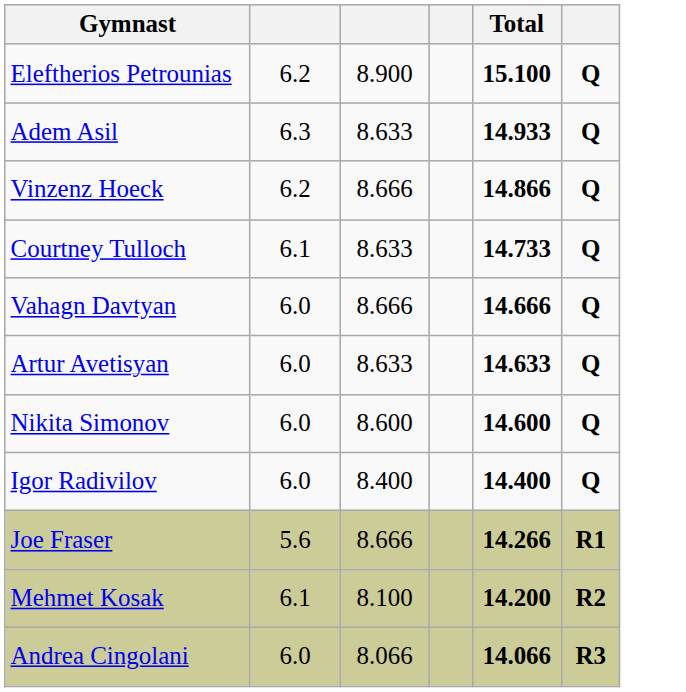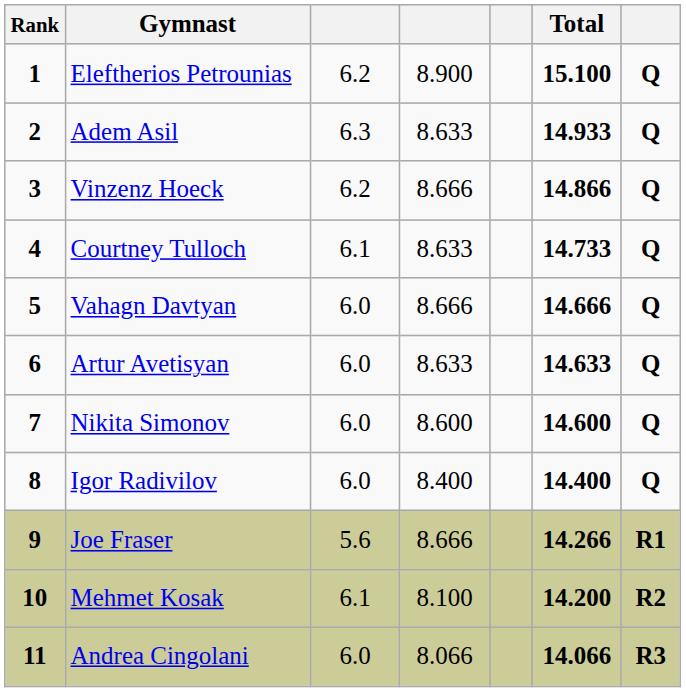+ column: (35, 25)
